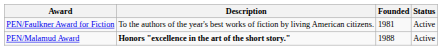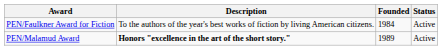(386, 24) 1981 -> (386, 24) 1984
(386, 38) 1988 -> (386, 38) 1989
